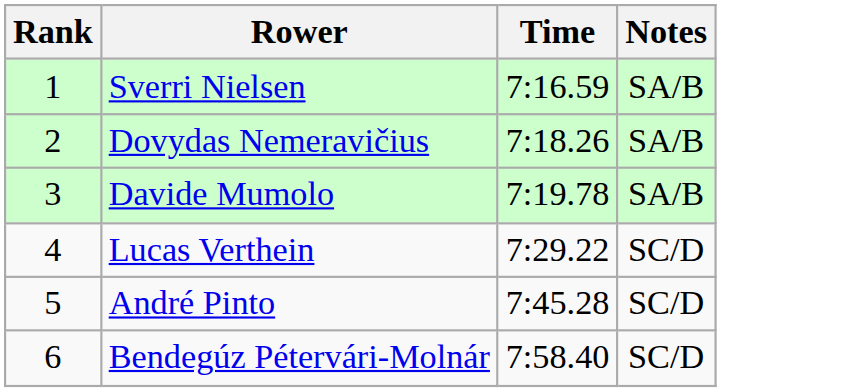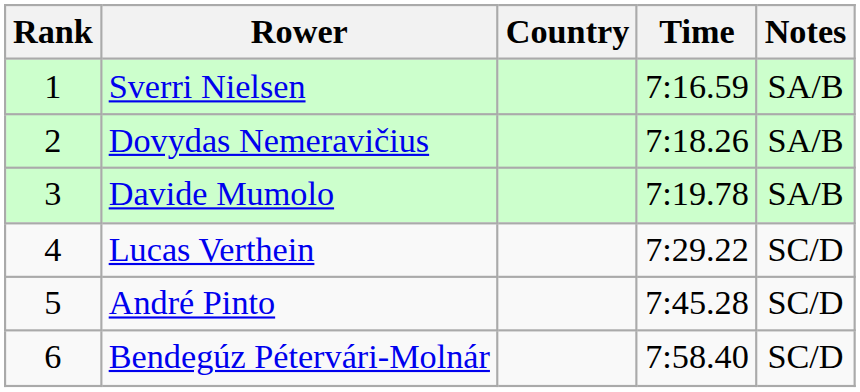+ column: (568, 31)
